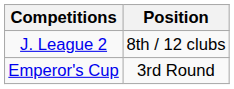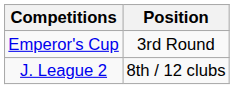rows swapped: (64, 44) <-> (64, 70)
